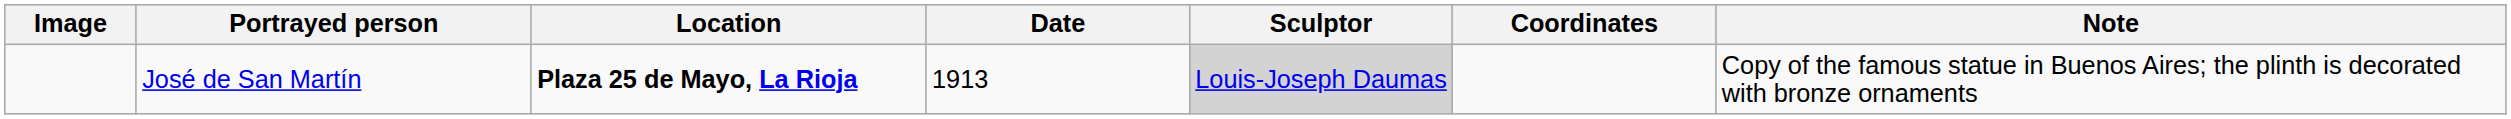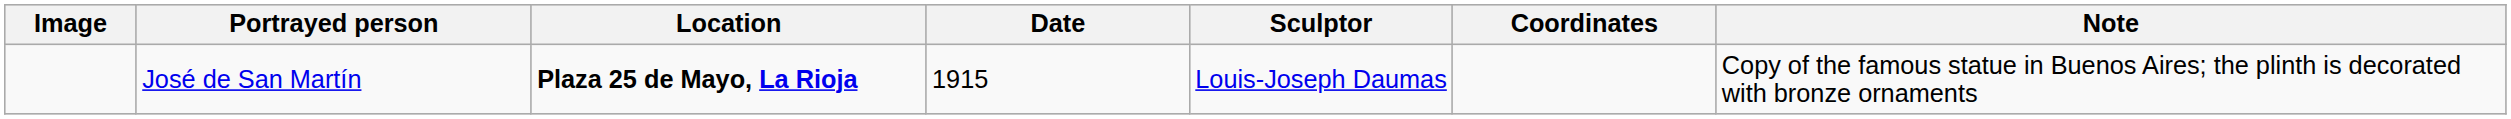(960, 78) 1913 -> (960, 78) 1915
(1321, 78) lightgrey background -> (1321, 78) no background
